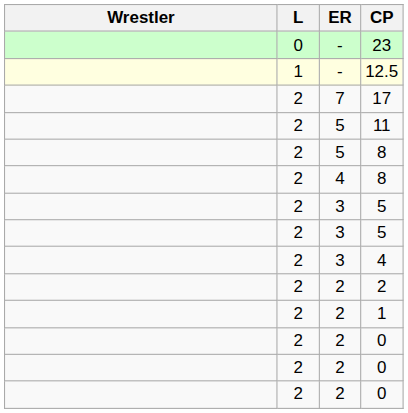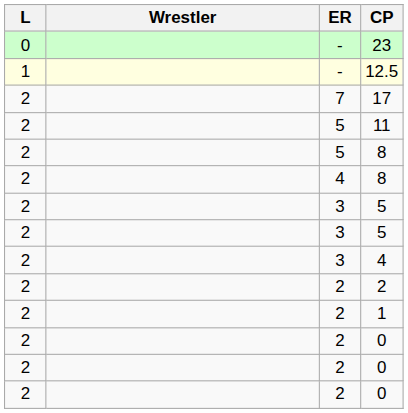columns swapped: (141, 17) <-> (298, 17)
